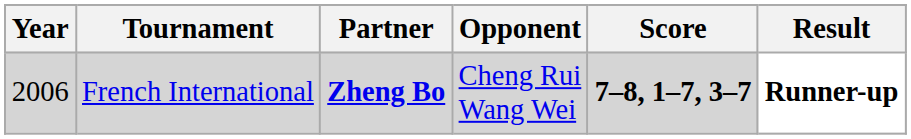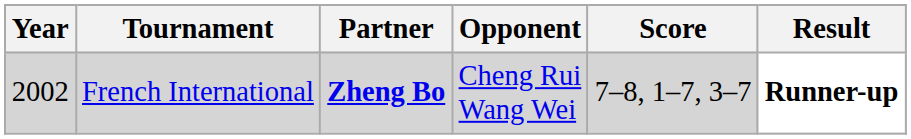(40, 92) 2006 -> (40, 92) 2002
(673, 92) bold -> (673, 92) normal
